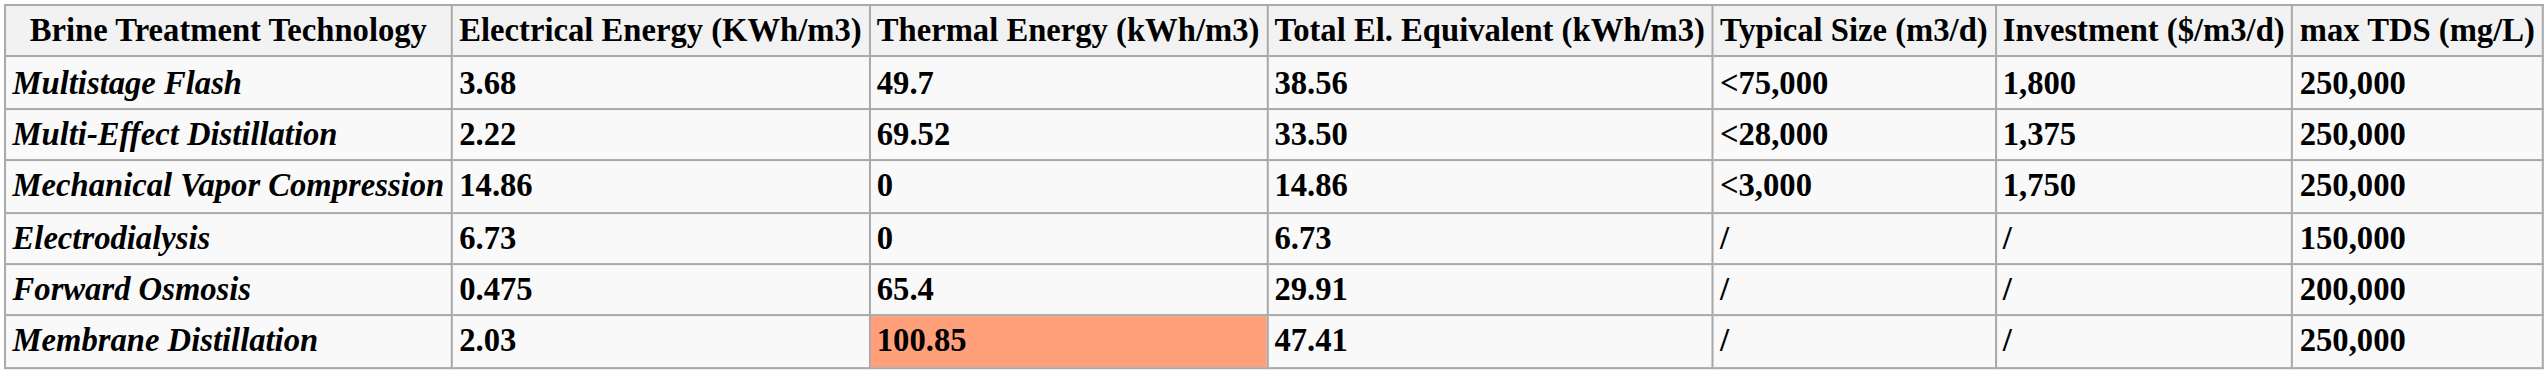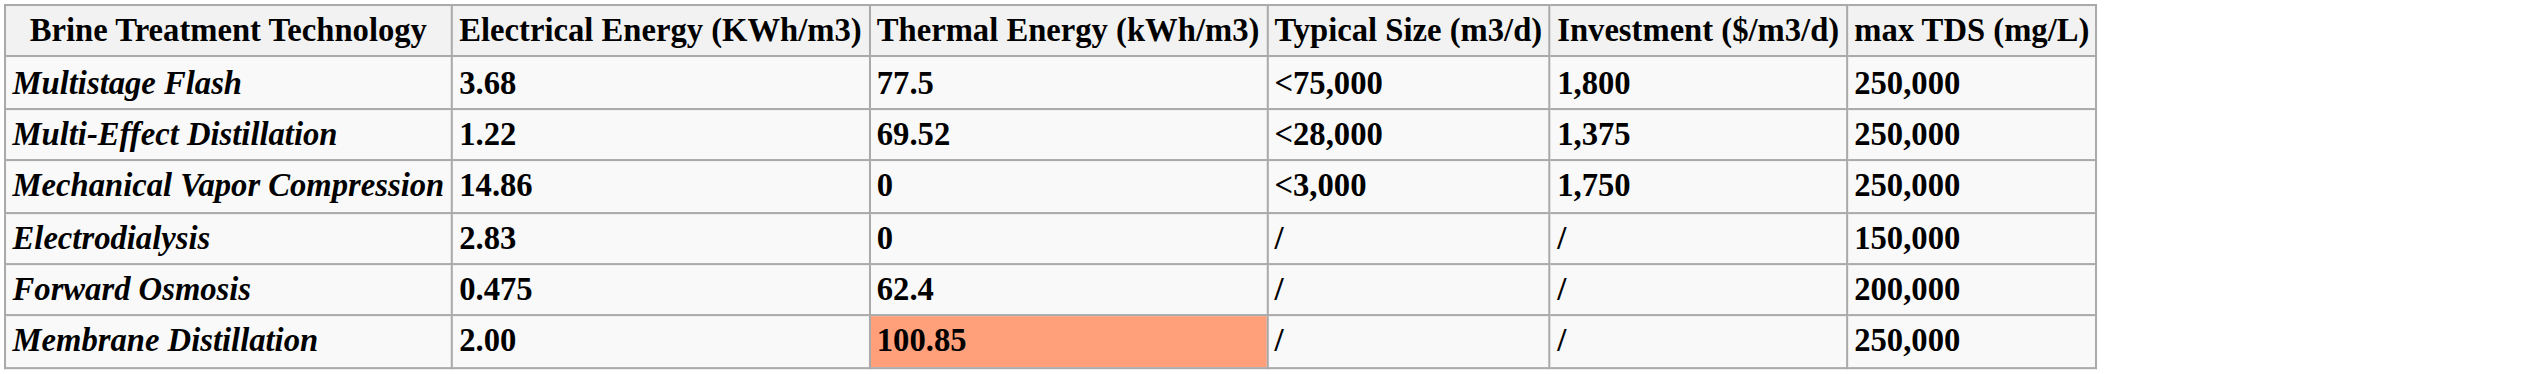- column: (1490, 30)
(905, 82) 49.7 -> (905, 82) 77.5
(488, 133) 2.22 -> (488, 133) 1.22
(488, 237) 6.73 -> (488, 237) 2.83
(905, 289) 65.4 -> (905, 289) 62.4
(488, 340) 2.03 -> (488, 340) 2.00
